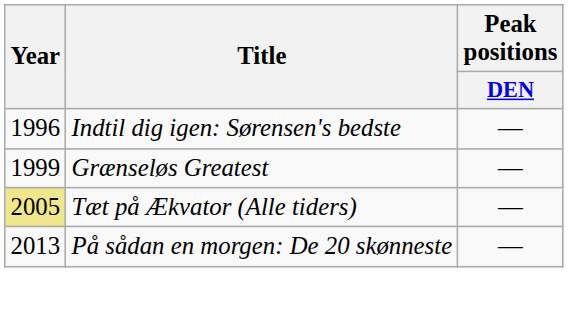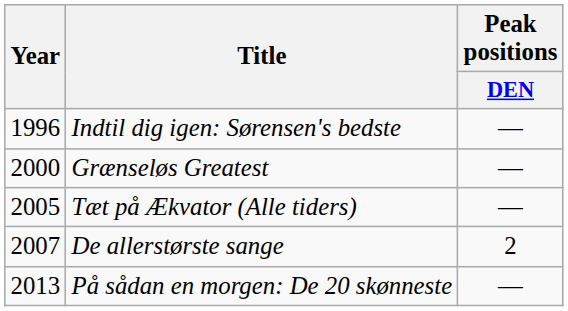(35, 167) 1999 -> (35, 167) 2000
(35, 206) khaki background -> (35, 206) no background
+ row: (178, 246)
